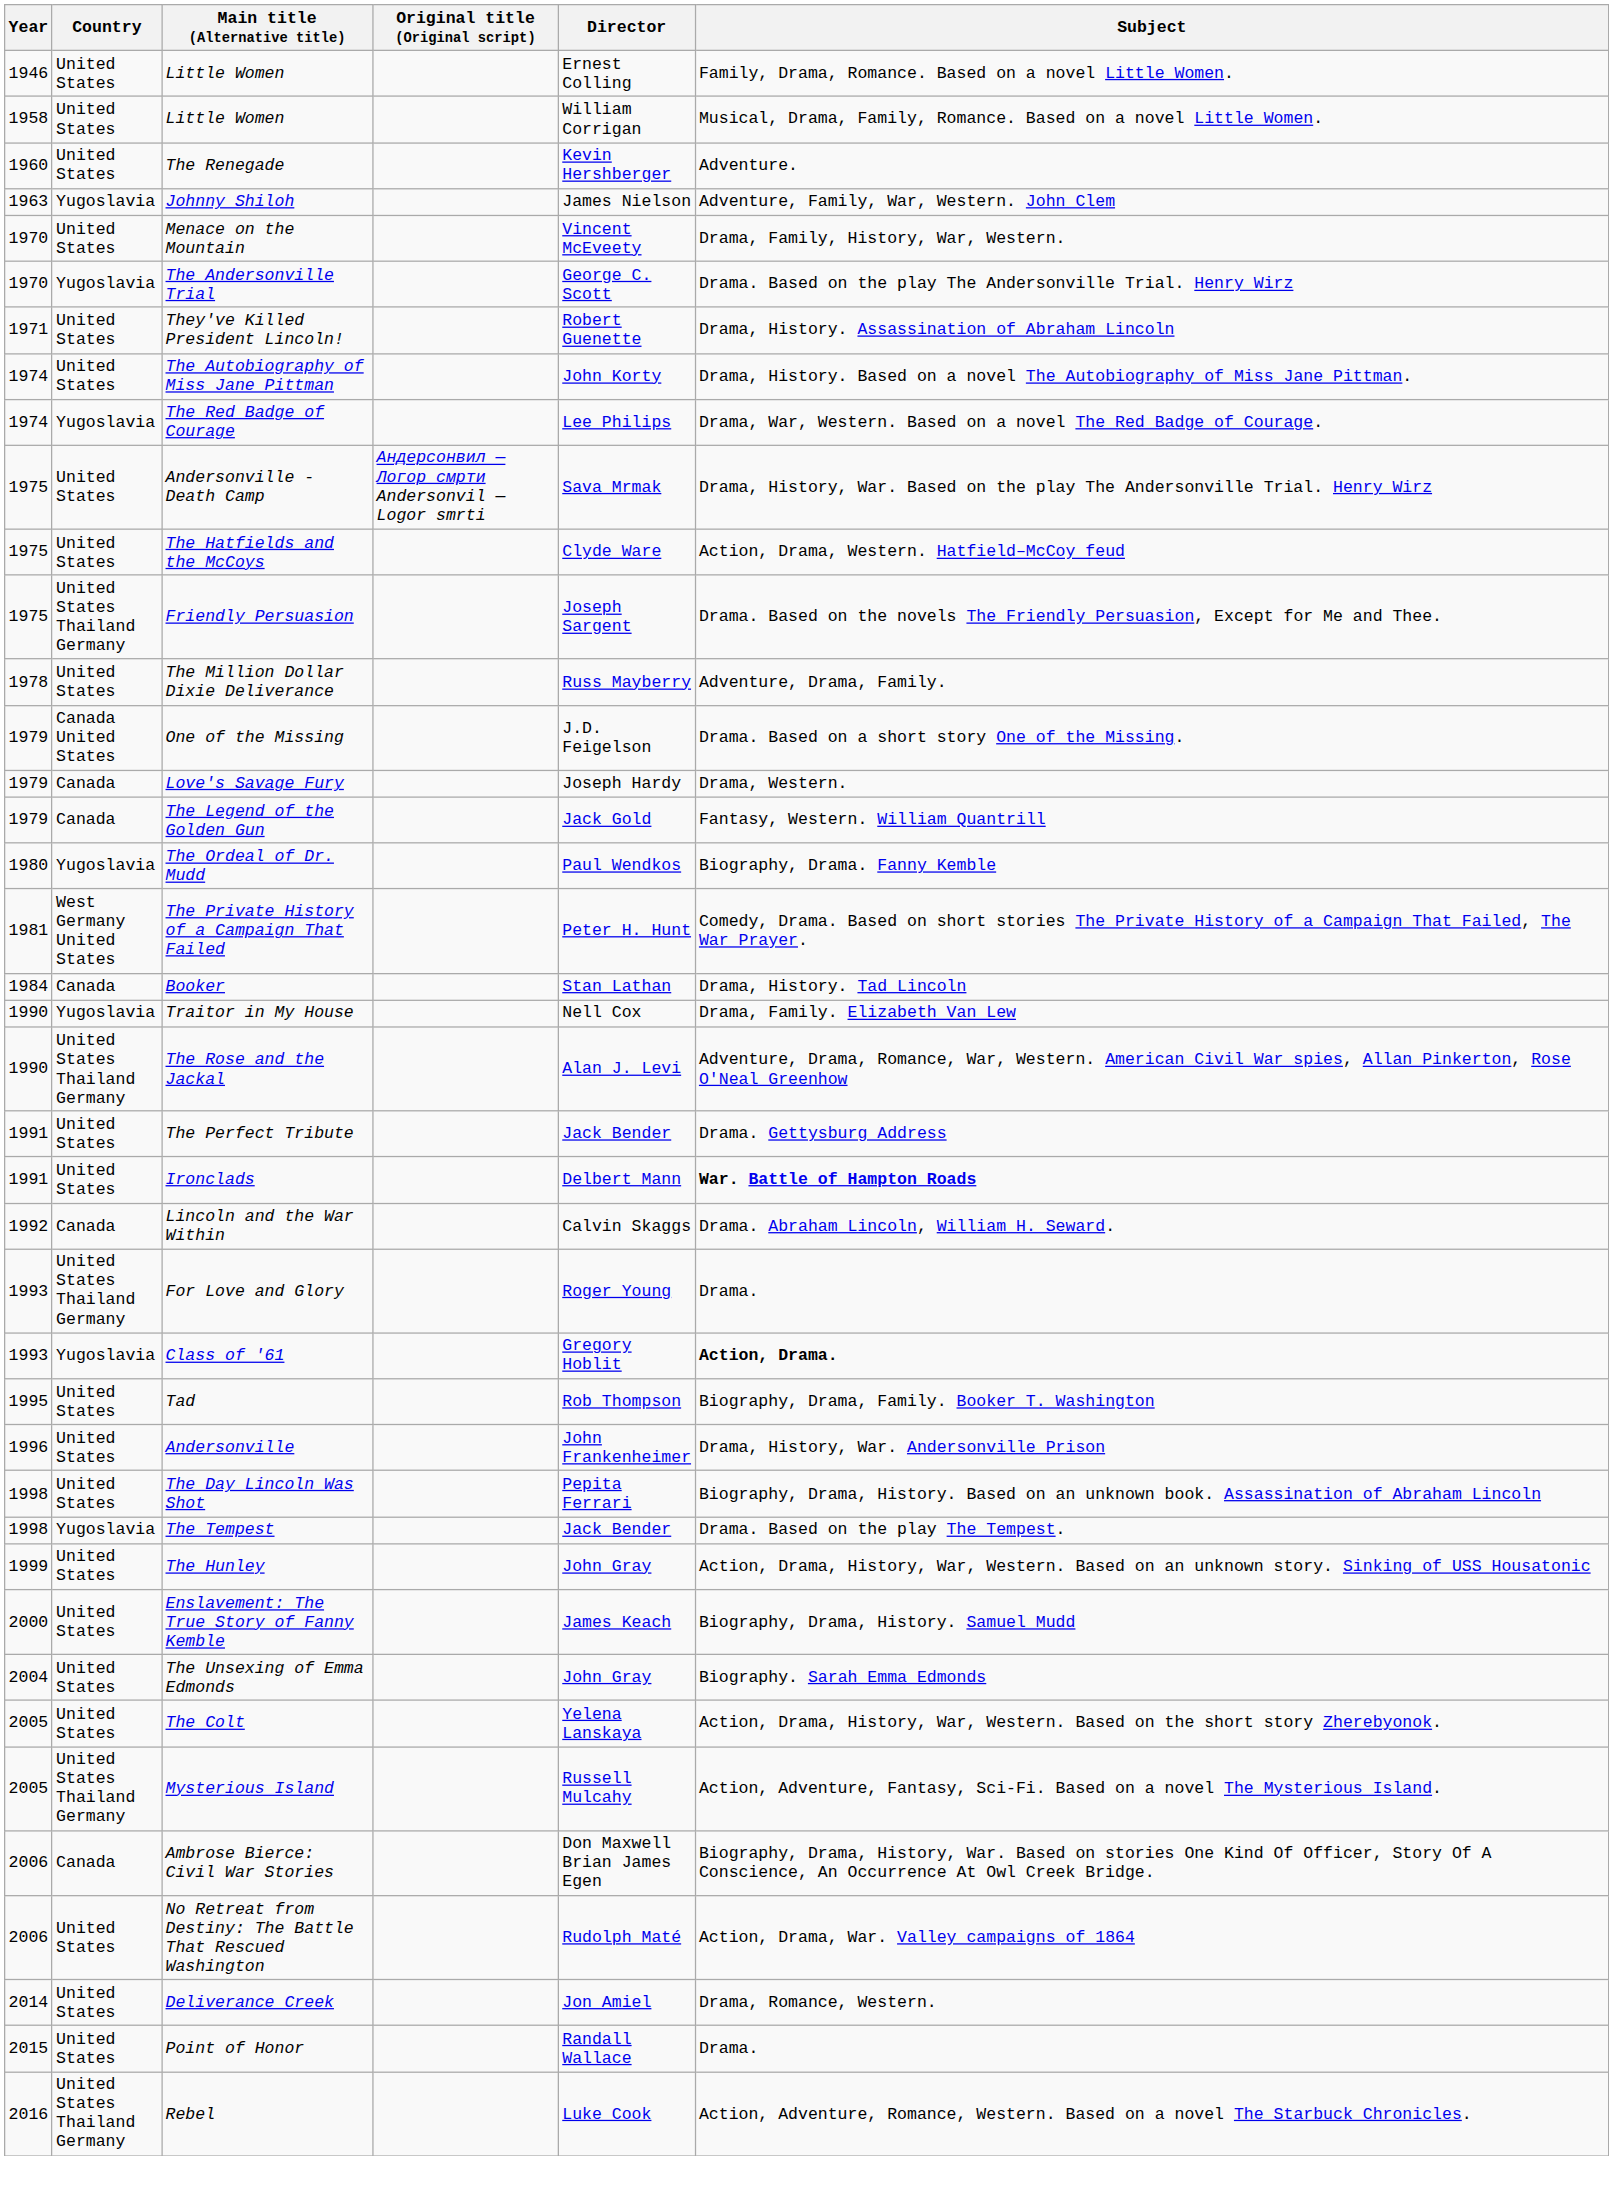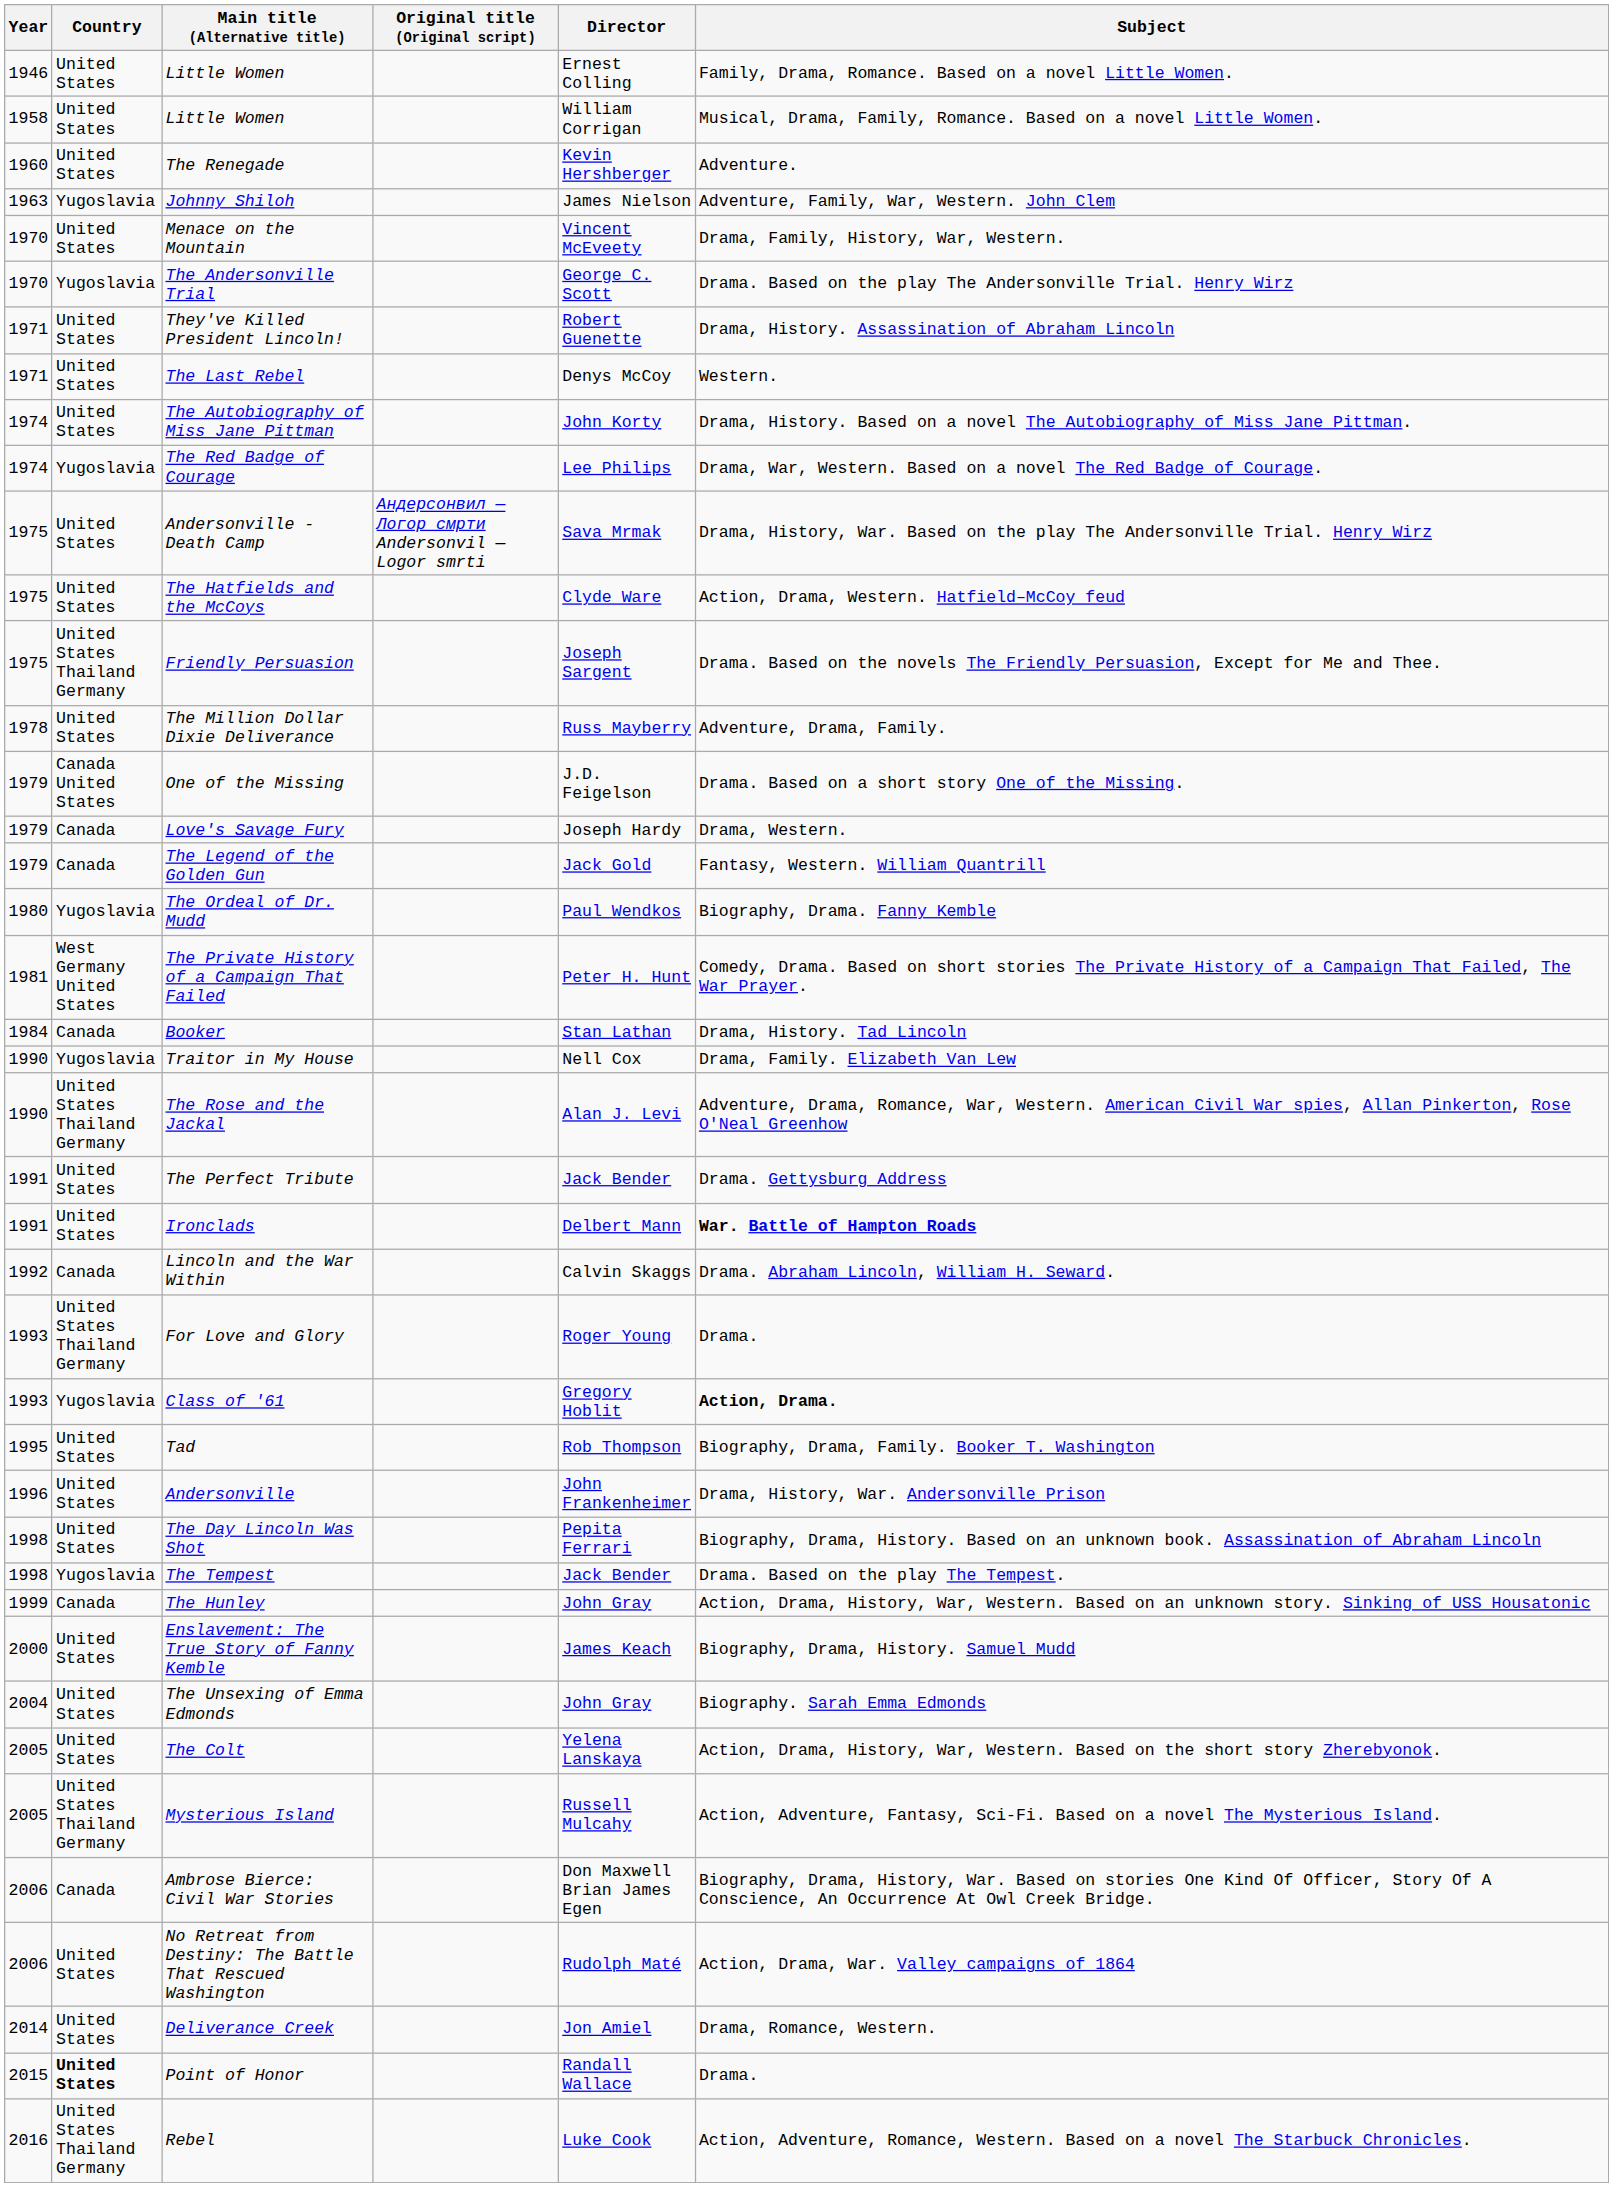+ row: (28, 376)
(86, 1567) United States -> (86, 1603) Canada
(86, 2049) normal -> (86, 2075) bold
